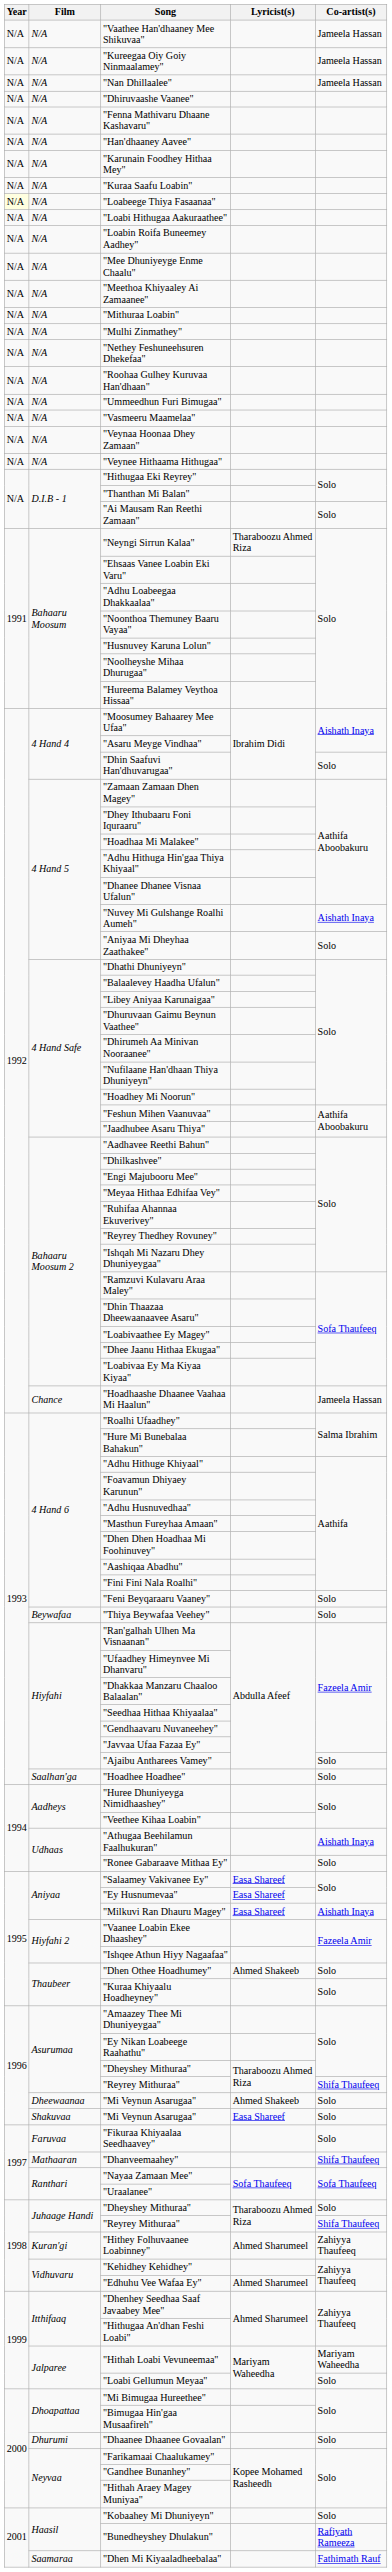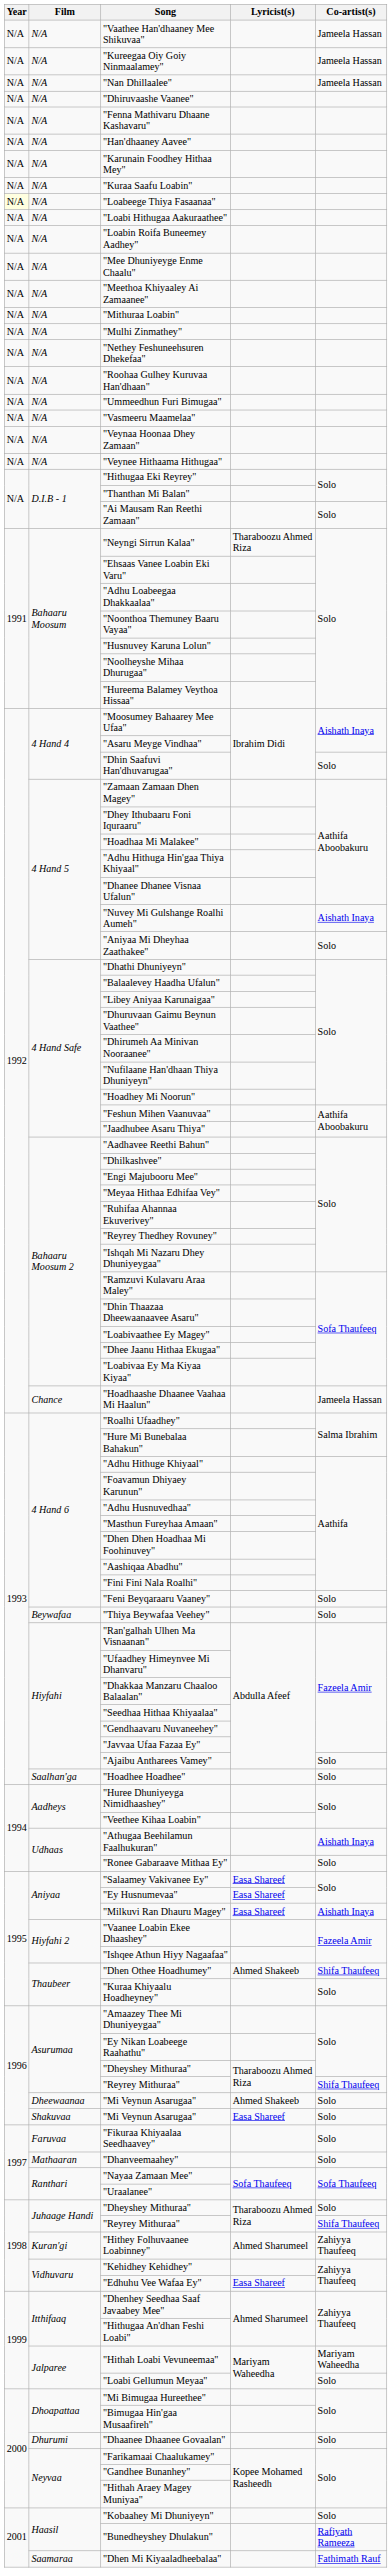(327, 1970) Solo -> (348, 1970) Shifa Thaufeeq
(348, 2160) Shifa Thaufeeq -> (327, 2160) Solo
(270, 2283) Ahmed Sharumeel -> (259, 2283) Easa Shareef
